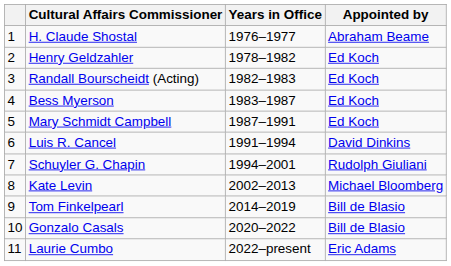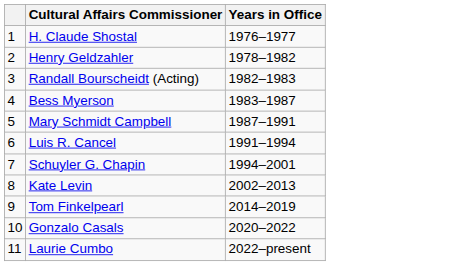- column: (386, 15)
